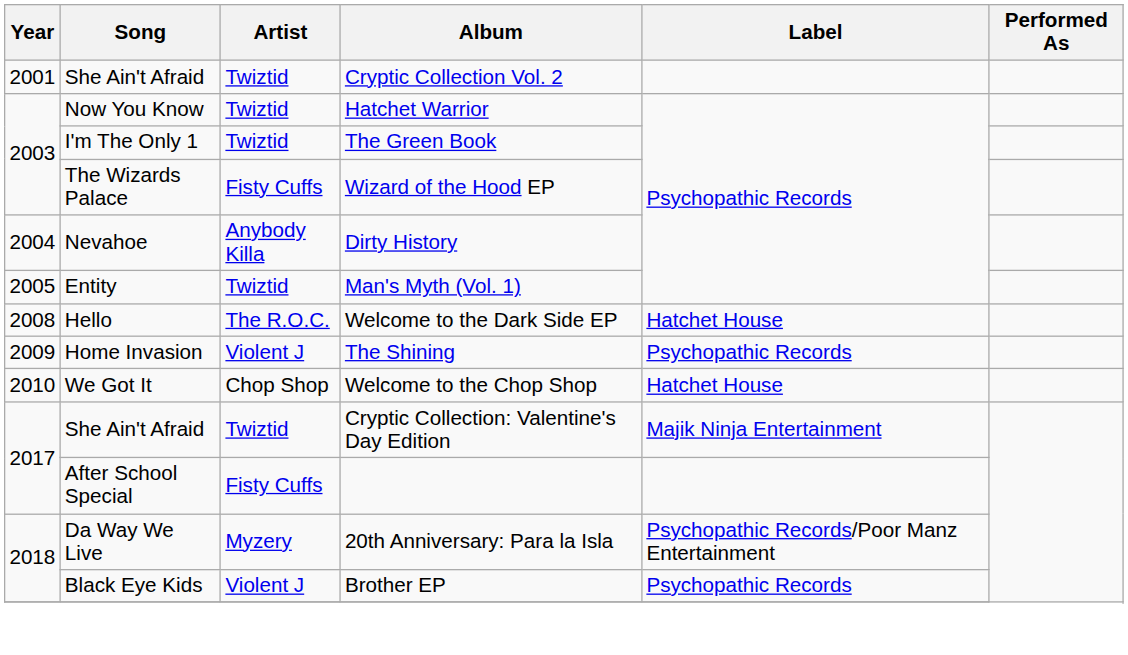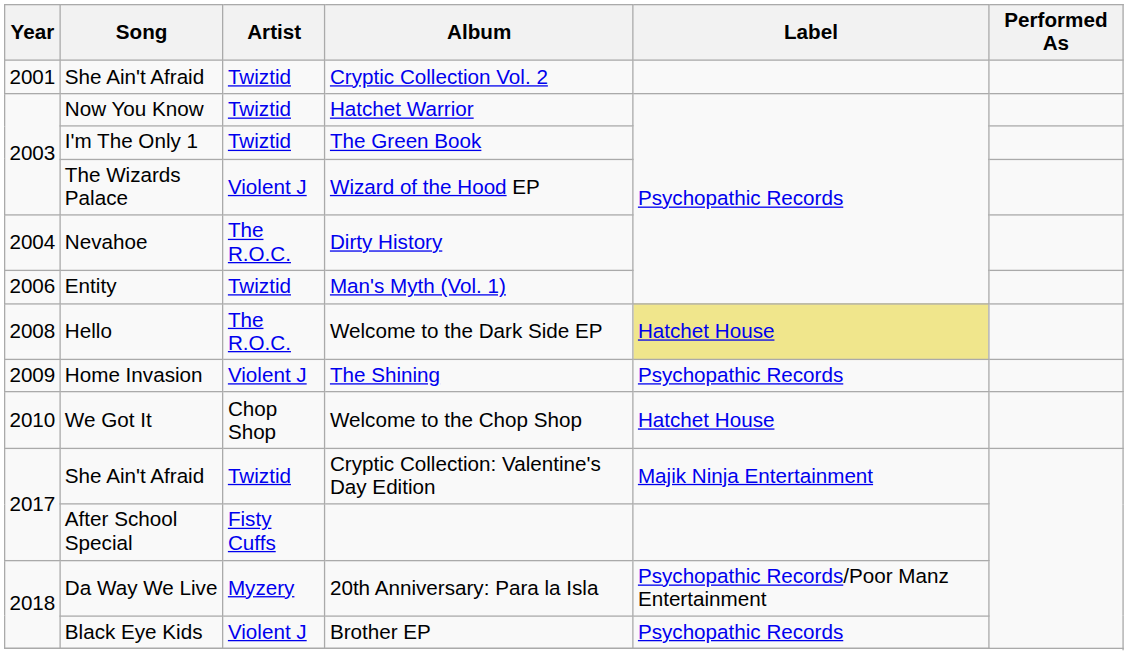(274, 186) Fisty Cuffs -> (267, 186) Violent J
(266, 242) Anybody Killa -> (259, 242) The R.O.C.
(32, 286) 2005 -> (32, 286) 2006
(715, 319) no background -> (706, 331) khaki background
